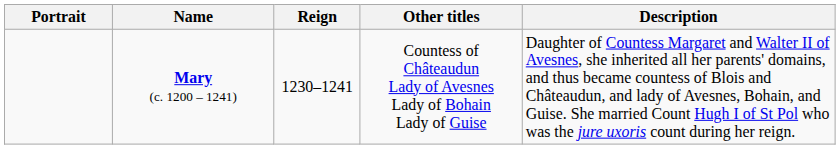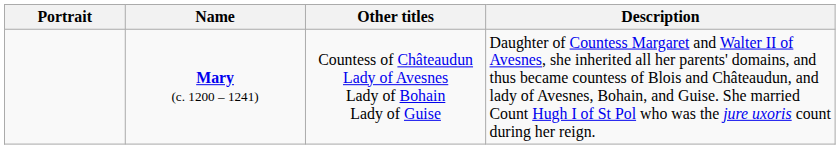- column: (317, 17)
